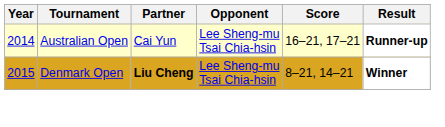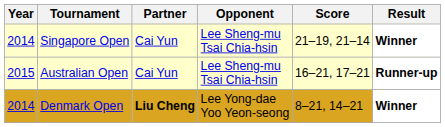+ row: (85, 41)
(21, 41) 2014 -> (21, 74) 2015
(21, 74) 2015 -> (21, 106) 2014
(239, 74) Lee Sheng-mu Tsai Chia-hsin -> (245, 106) Lee Yong-dae Yoo Yeon-seong
